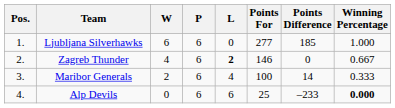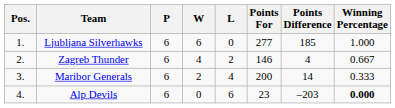columns swapped: (199, 19) <-> (166, 19)
(231, 59) bold -> (231, 59) normal
(308, 59) 0 -> (308, 59) 4
(264, 77) 100 -> (264, 77) 200
(264, 94) 25 -> (264, 94) 23
(308, 94) –233 -> (308, 94) –203
